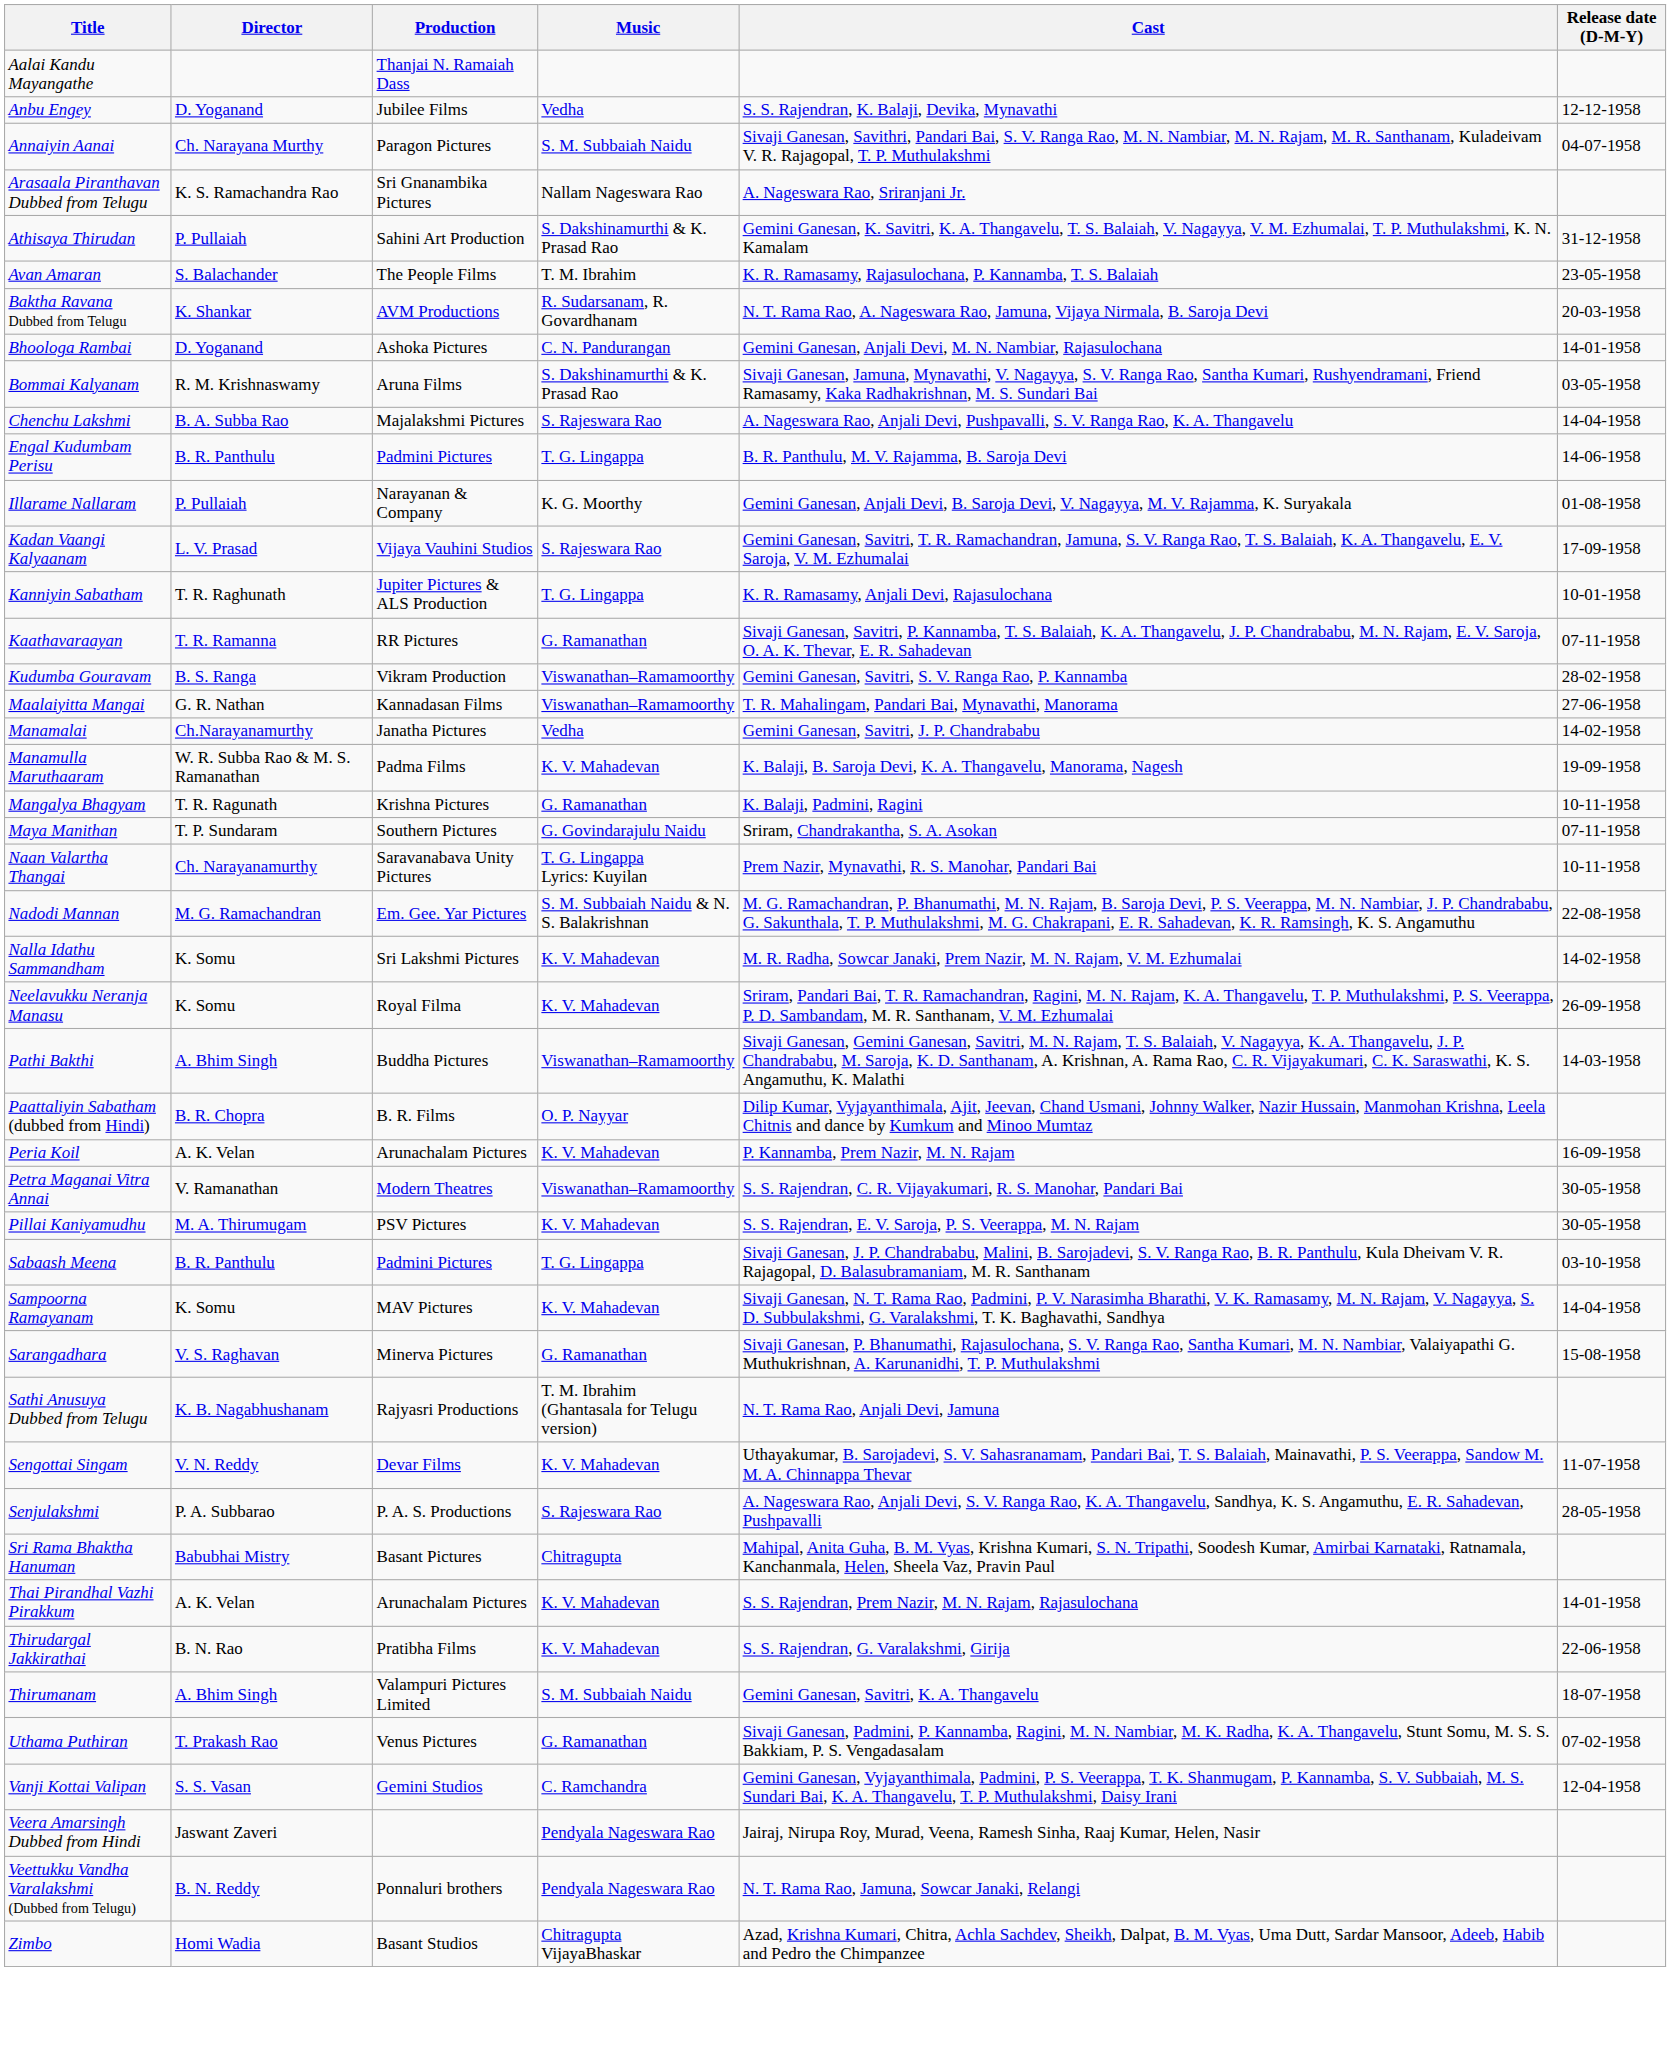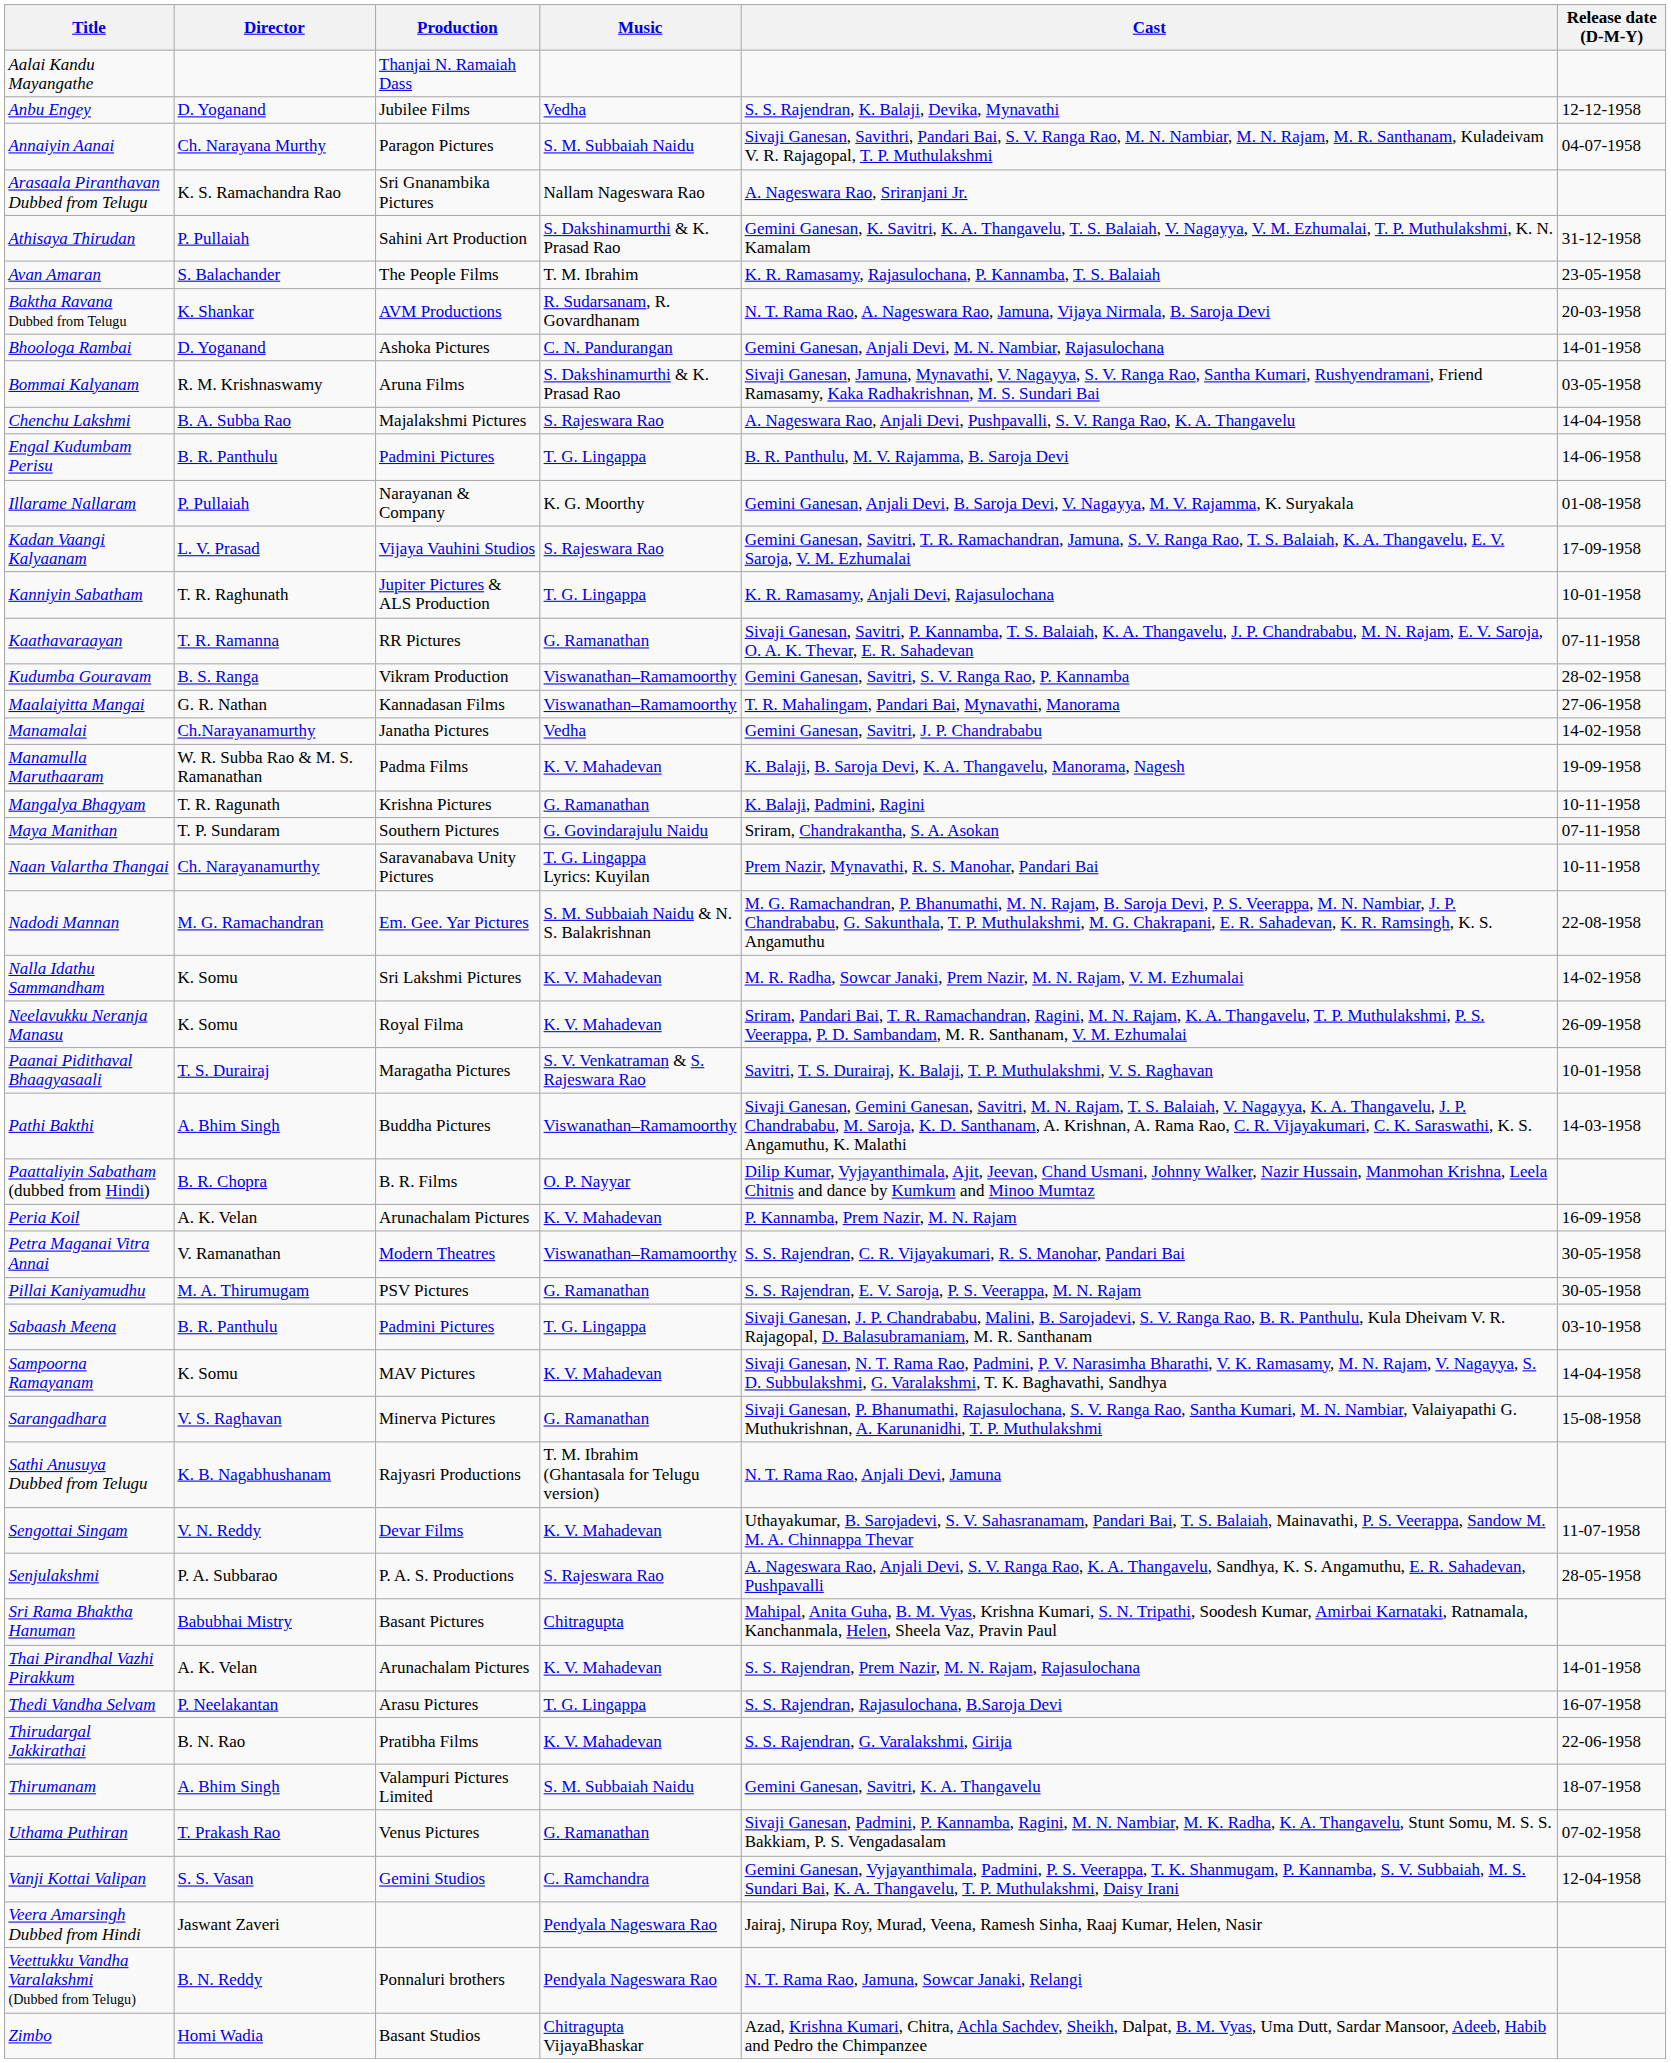+ row: (70, 1070)
(600, 1225) K. V. Mahadevan -> (596, 1290) G. Ramanathan
+ row: (82, 1704)
